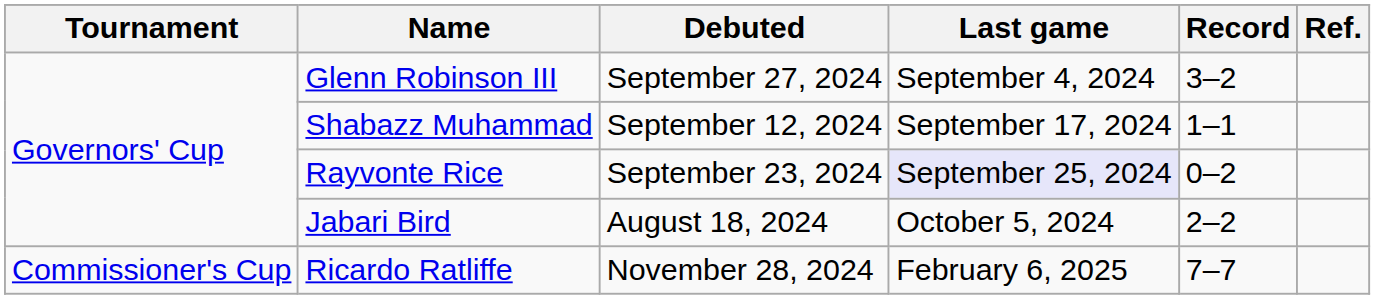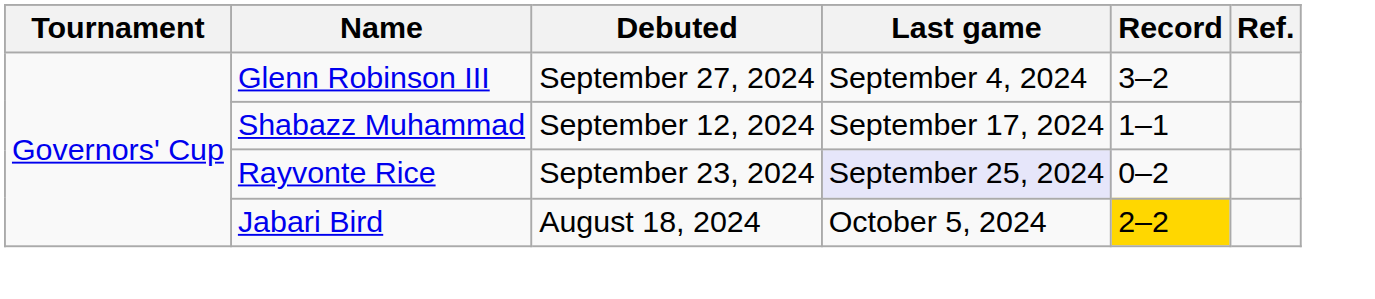(1211, 221) no background -> (1144, 221) gold background
- row: (409, 269)
